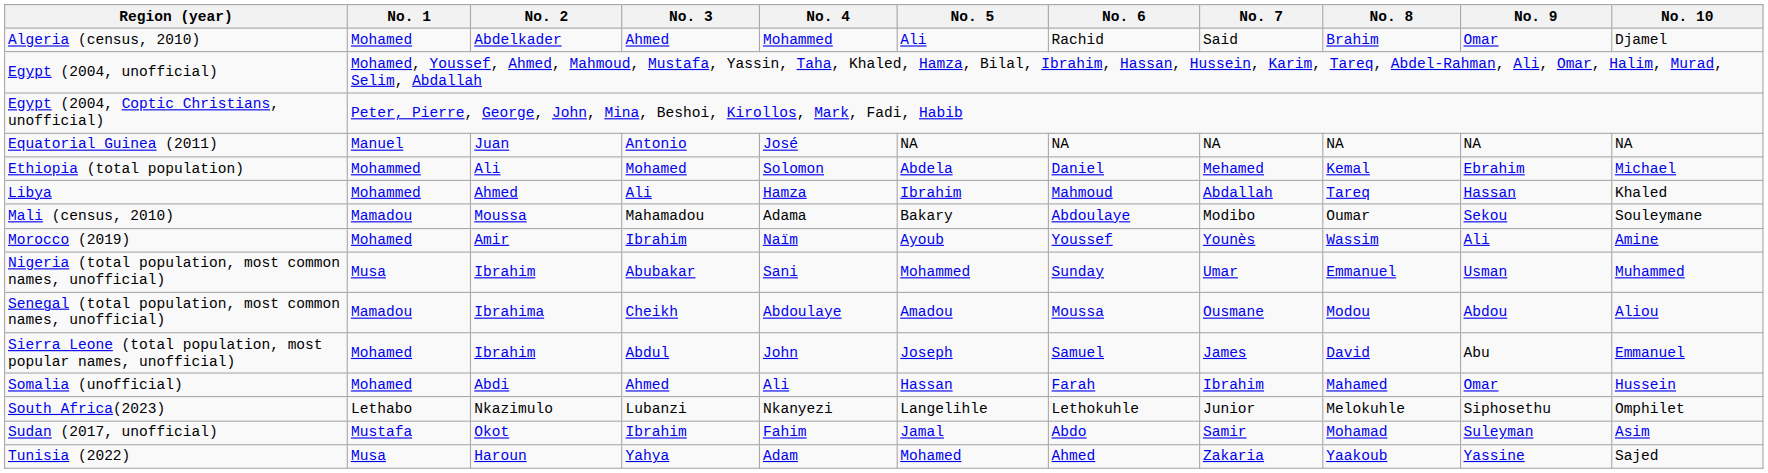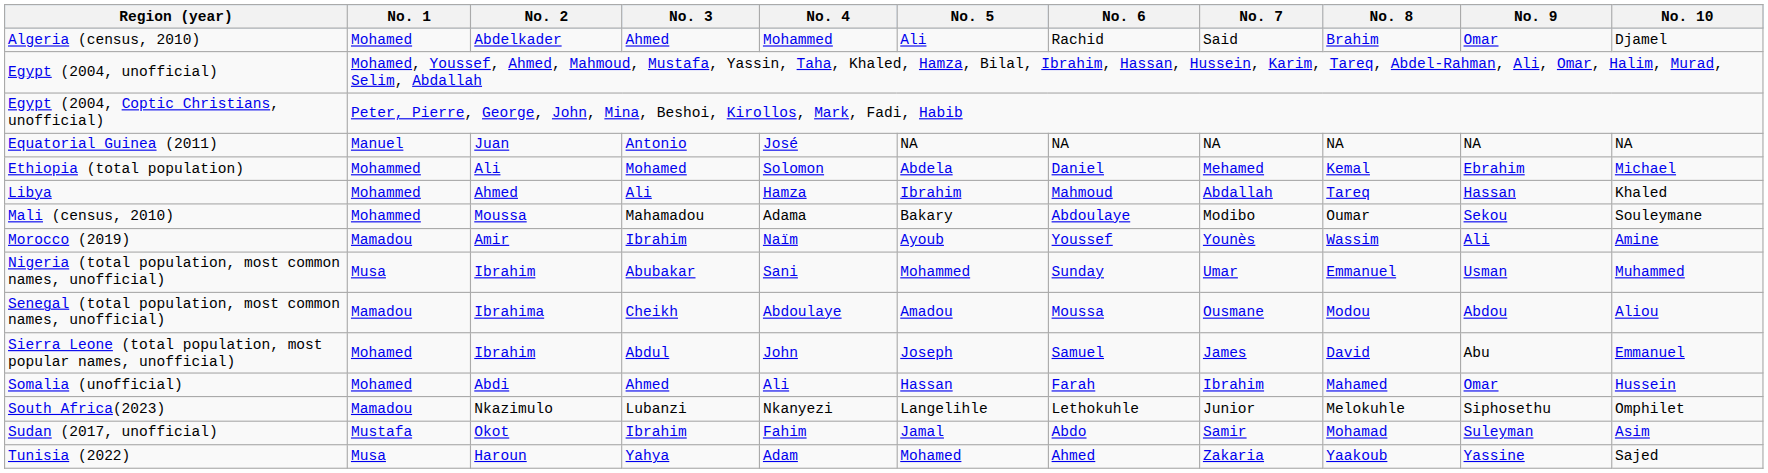(382, 216) Mamadou -> (386, 216) Mohammed
(382, 240) Mohamed -> (382, 240) Mamadou
(382, 409) Lethabo -> (382, 409) Mamadou
